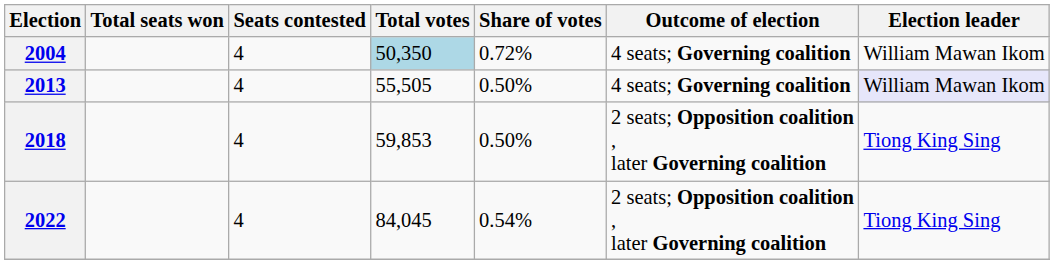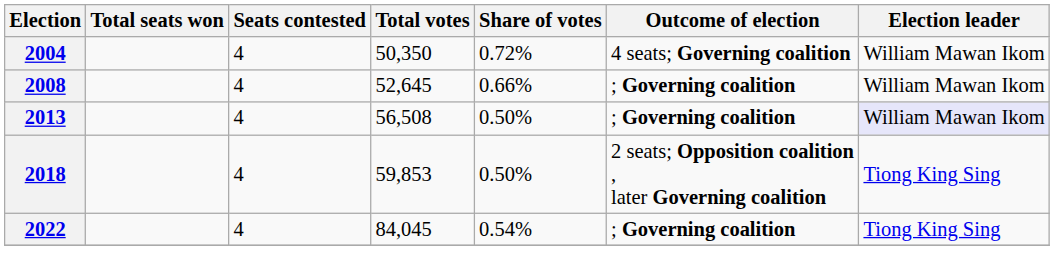(404, 53) lightblue background -> (404, 53) no background
+ row: (45, 85)
(404, 85) 55,505 -> (404, 118) 56,508
(731, 85) 4 seats; Governing coalition -> (703, 118) ; Governing coalition
(733, 219) 2 seats; Opposition coalition , later Governing coalition -> (703, 229) ; Governing coalition
